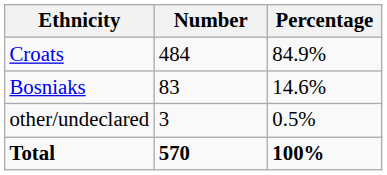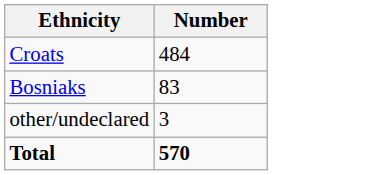- column: (324, 20)
